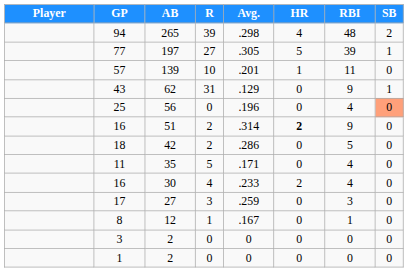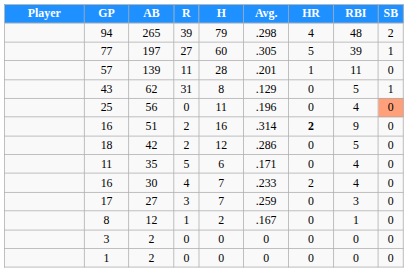+ column: (221, 13)
(209, 70) 10 -> (186, 70) 11
(350, 88) 9 -> (356, 88) 5
